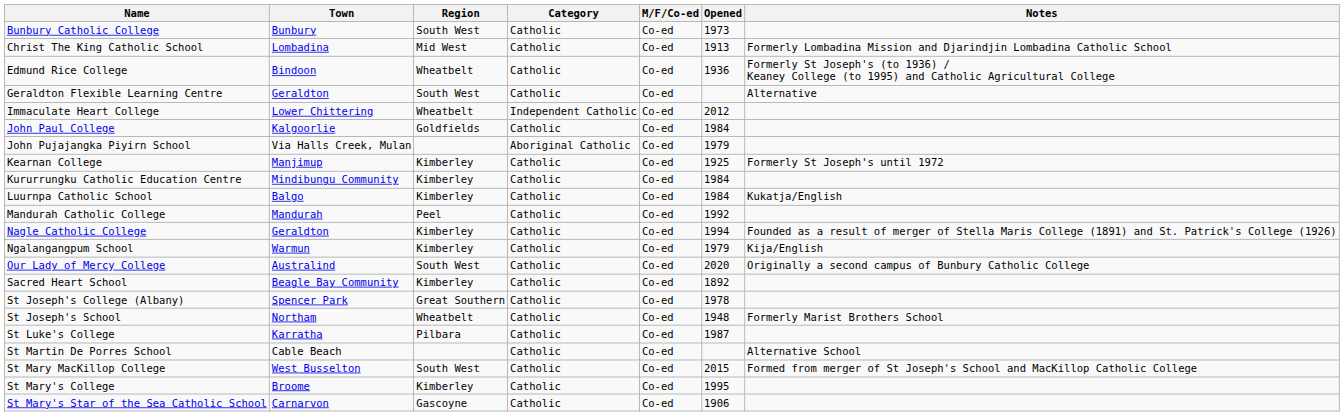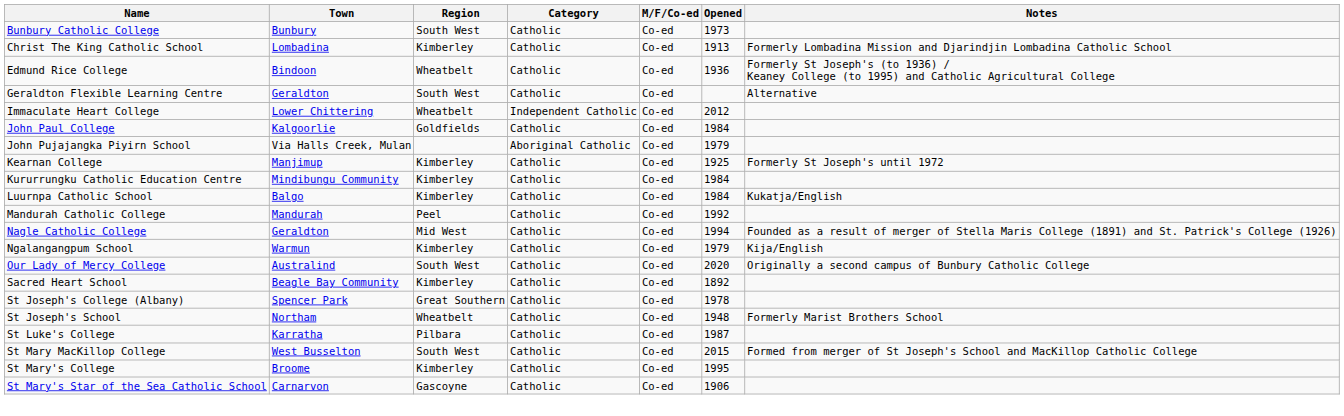(442, 47) Mid West -> (445, 47) Kimberley
(445, 231) Kimberley -> (442, 231) Mid West
- row: (89, 351)
